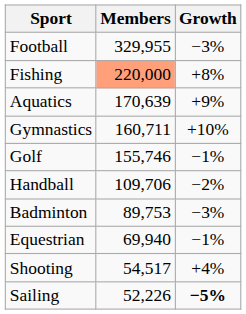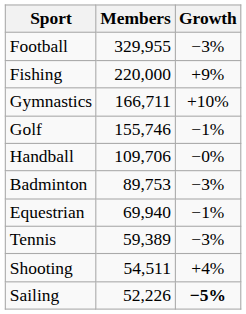(143, 74) lightsalmon background -> (143, 74) no background
(208, 74) +8% -> (208, 74) +9%
- row: (41, 101)
(143, 129) 160,711 -> (143, 101) 166,711
(208, 184) −2% -> (208, 157) −0%
+ row: (33, 240)
(147, 267) 54,517 -> (147, 267) 54,511
